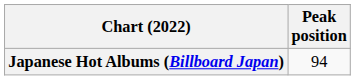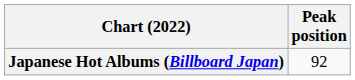(319, 61) 94 -> (319, 61) 92
